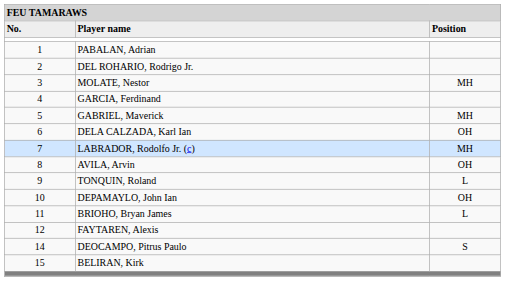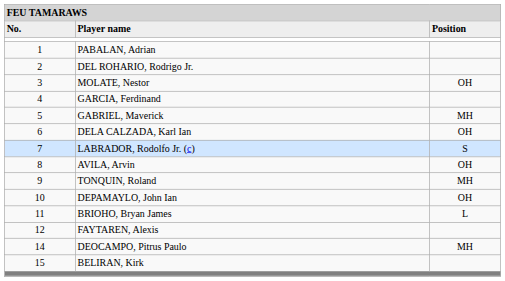(465, 83) MH -> (465, 83) OH
(465, 148) MH -> (465, 148) S
(465, 181) L -> (465, 181) MH
(465, 247) S -> (465, 247) MH
